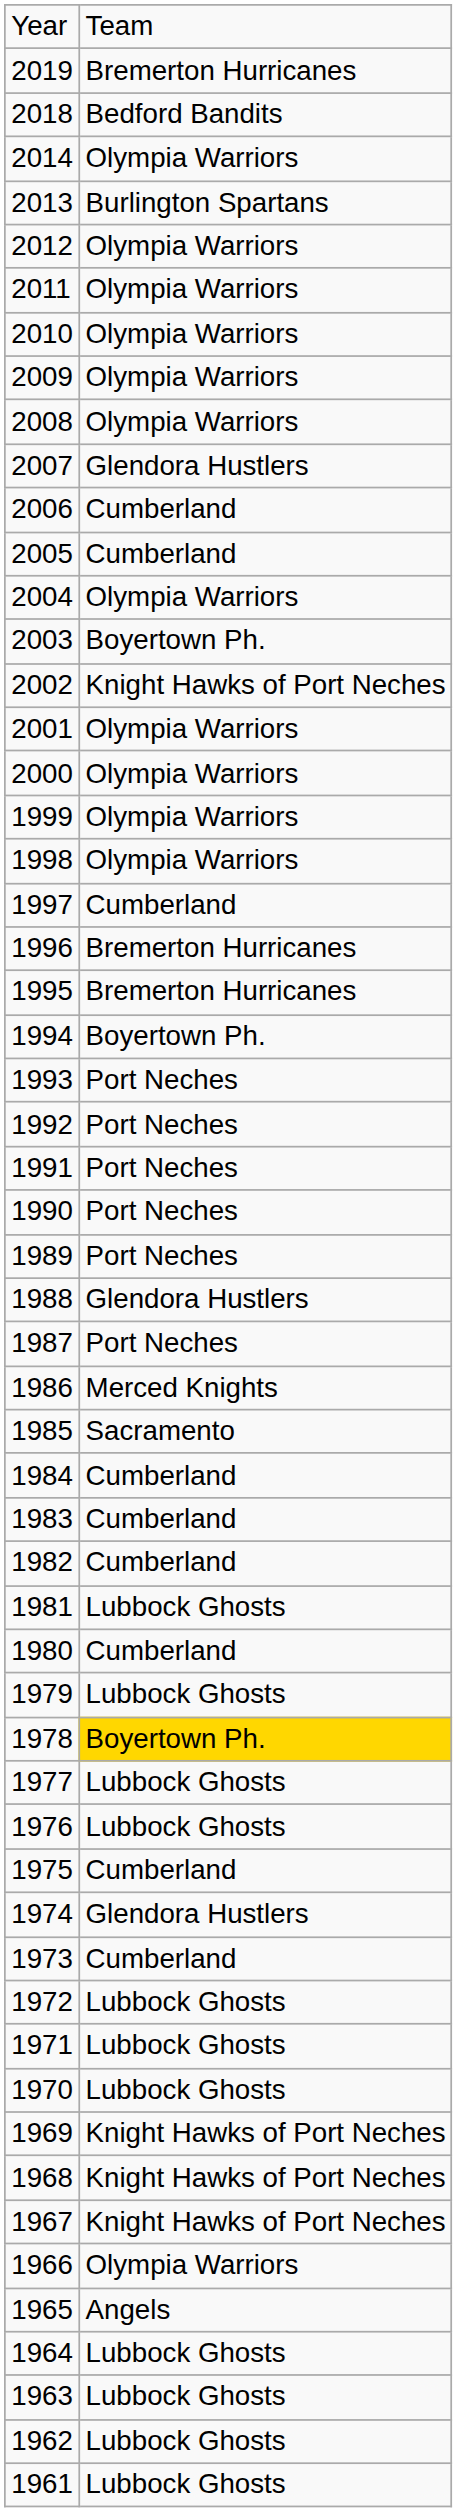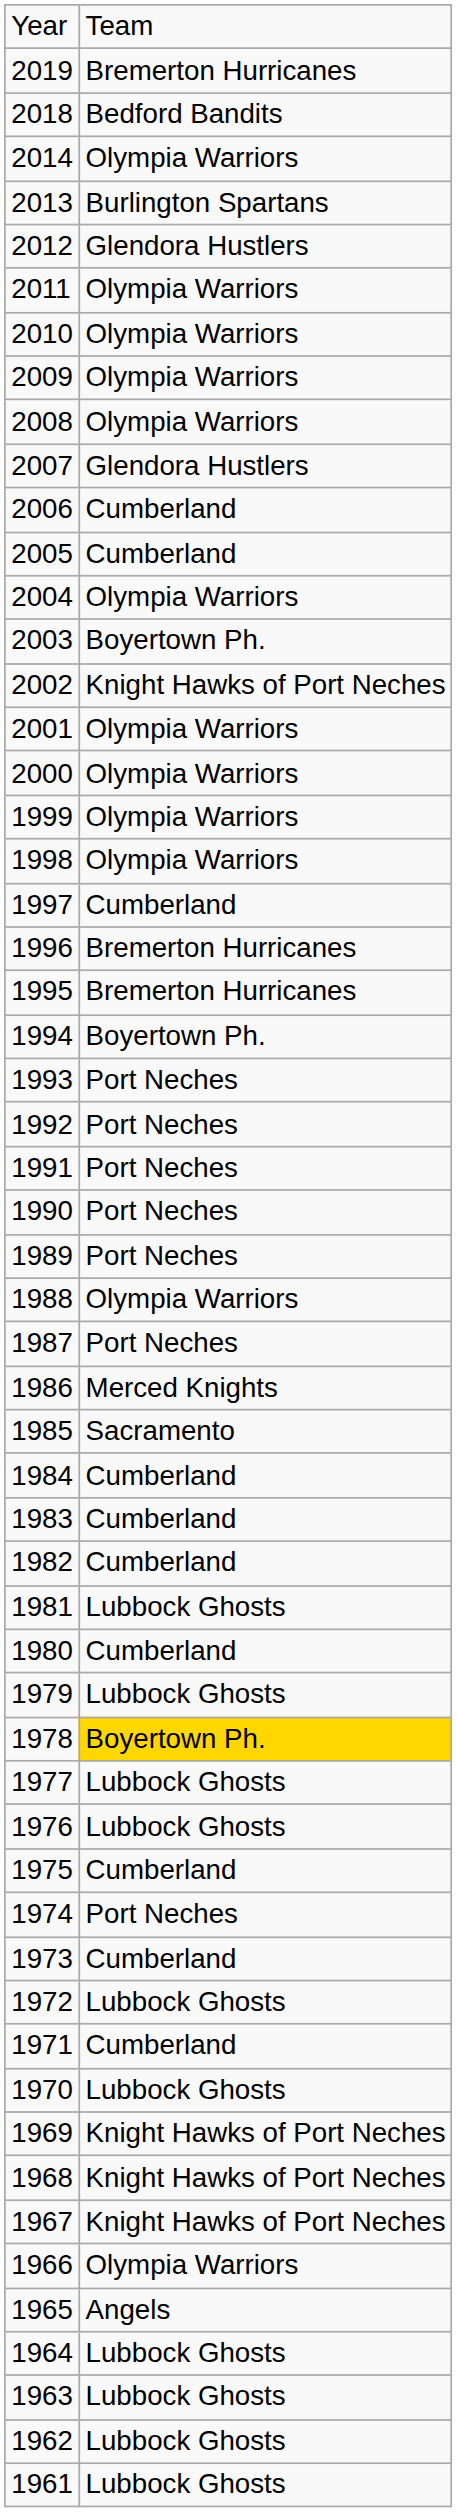(192, 245) Olympia Warriors -> (197, 245) Glendora Hustlers
(197, 1299) Glendora Hustlers -> (192, 1299) Olympia Warriors
(197, 1914) Glendora Hustlers -> (162, 1914) Port Neches
(186, 2045) Lubbock Ghosts -> (161, 2045) Cumberland
